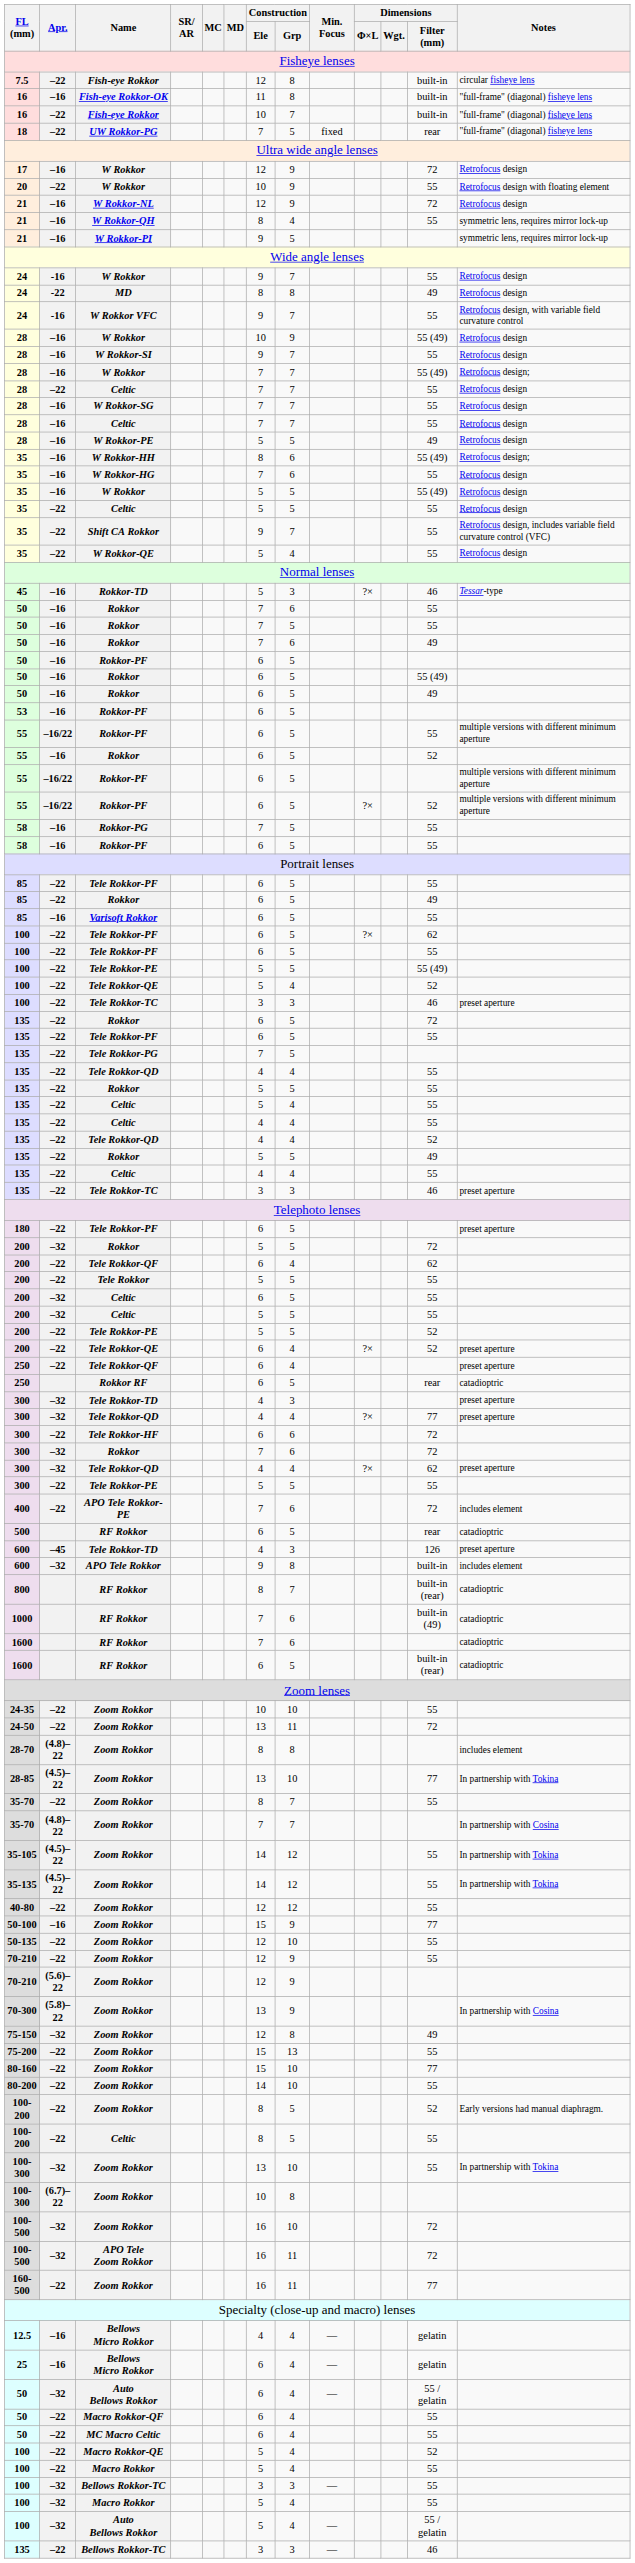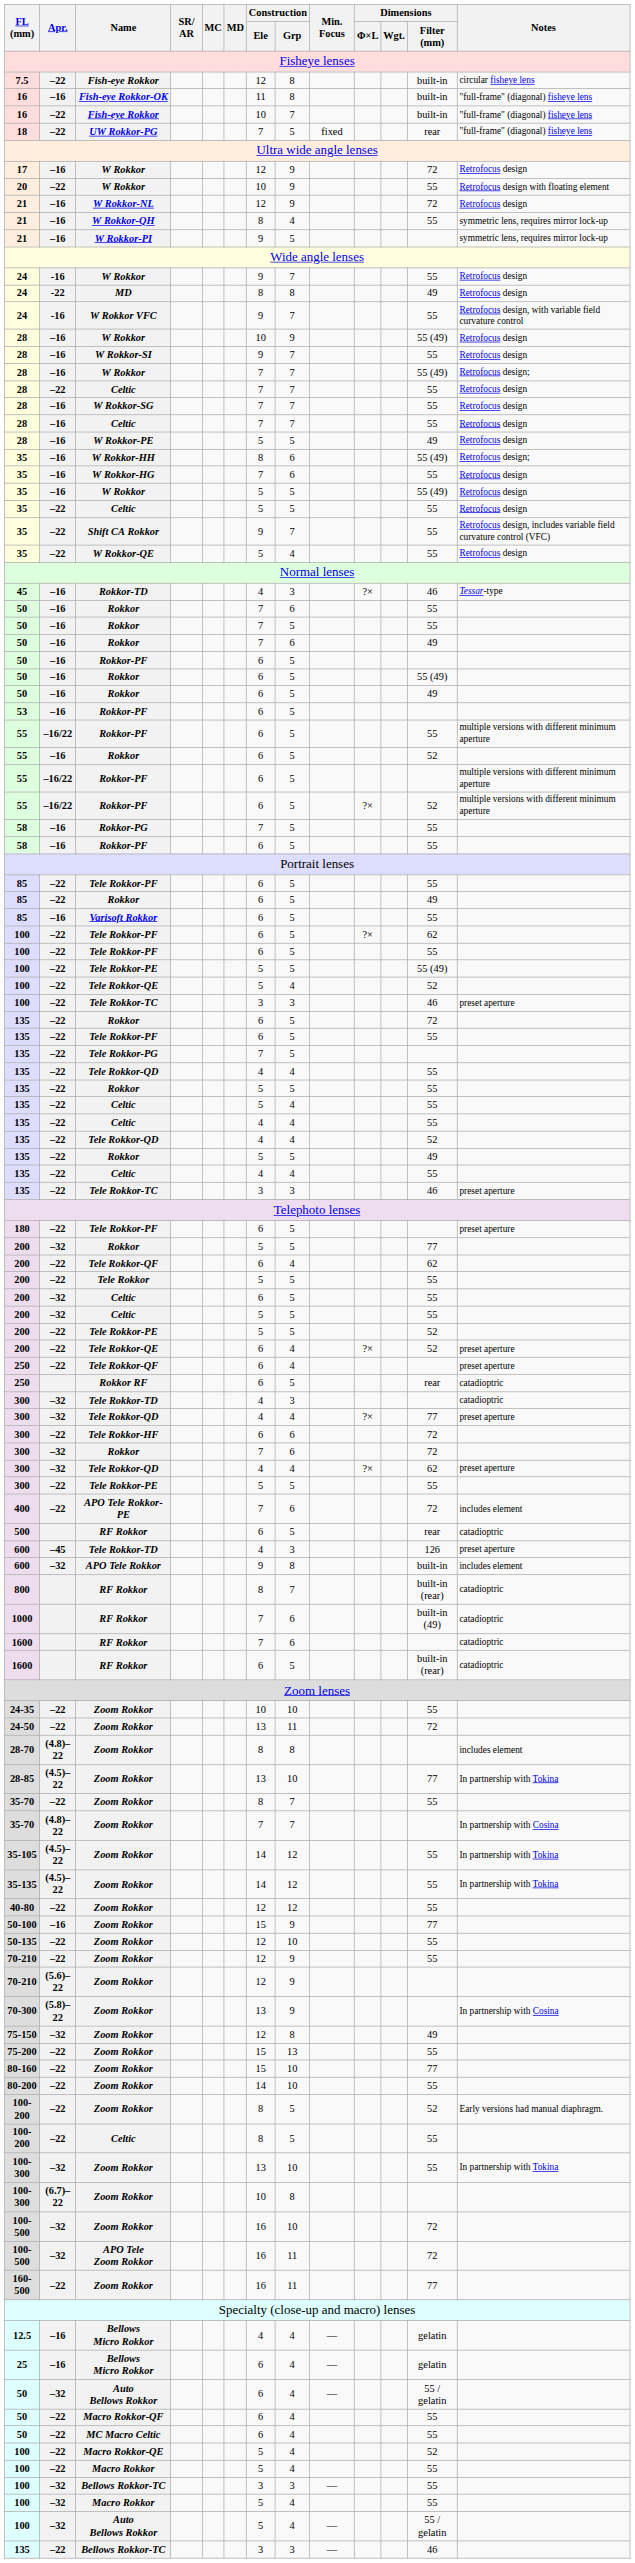(261, 592) 5 -> (261, 592) 4
(432, 1246) 72 -> (432, 1246) 77
(487, 1400) preset aperture -> (481, 1400) catadioptric
